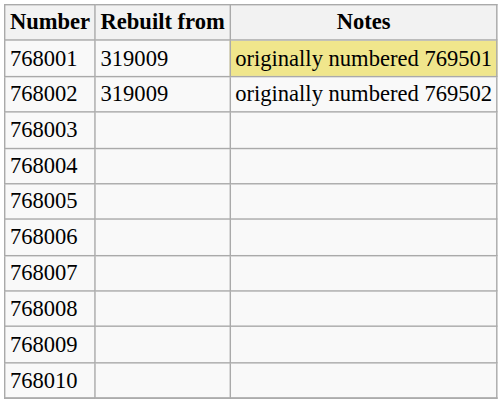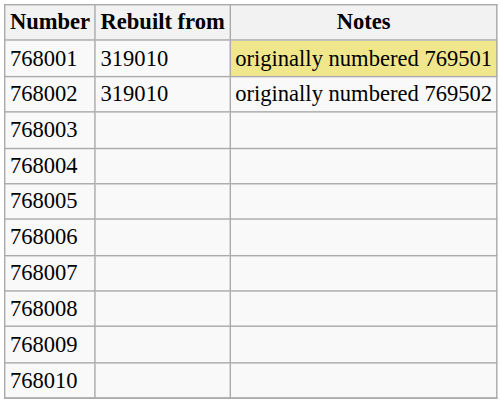(134, 58) 319009 -> (134, 58) 319010
(134, 93) 319009 -> (134, 93) 319010
